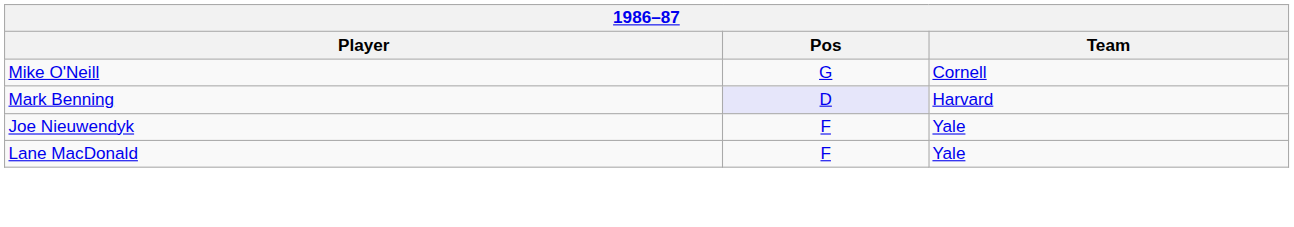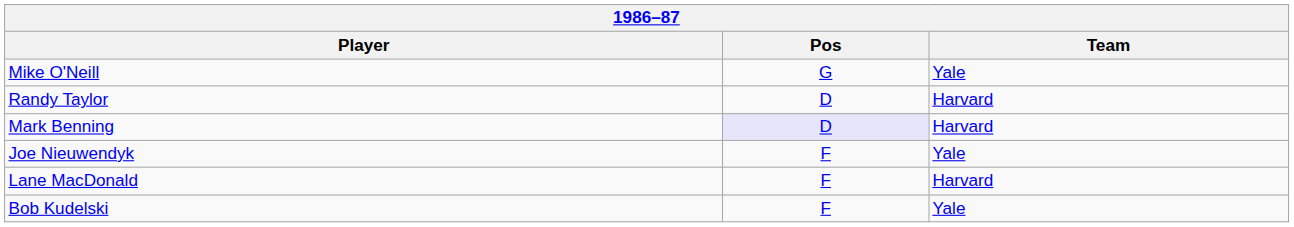(960, 72) Cornell -> (949, 72) Yale
+ row: (58, 99)
(949, 153) Yale -> (963, 180) Harvard
+ row: (58, 208)
